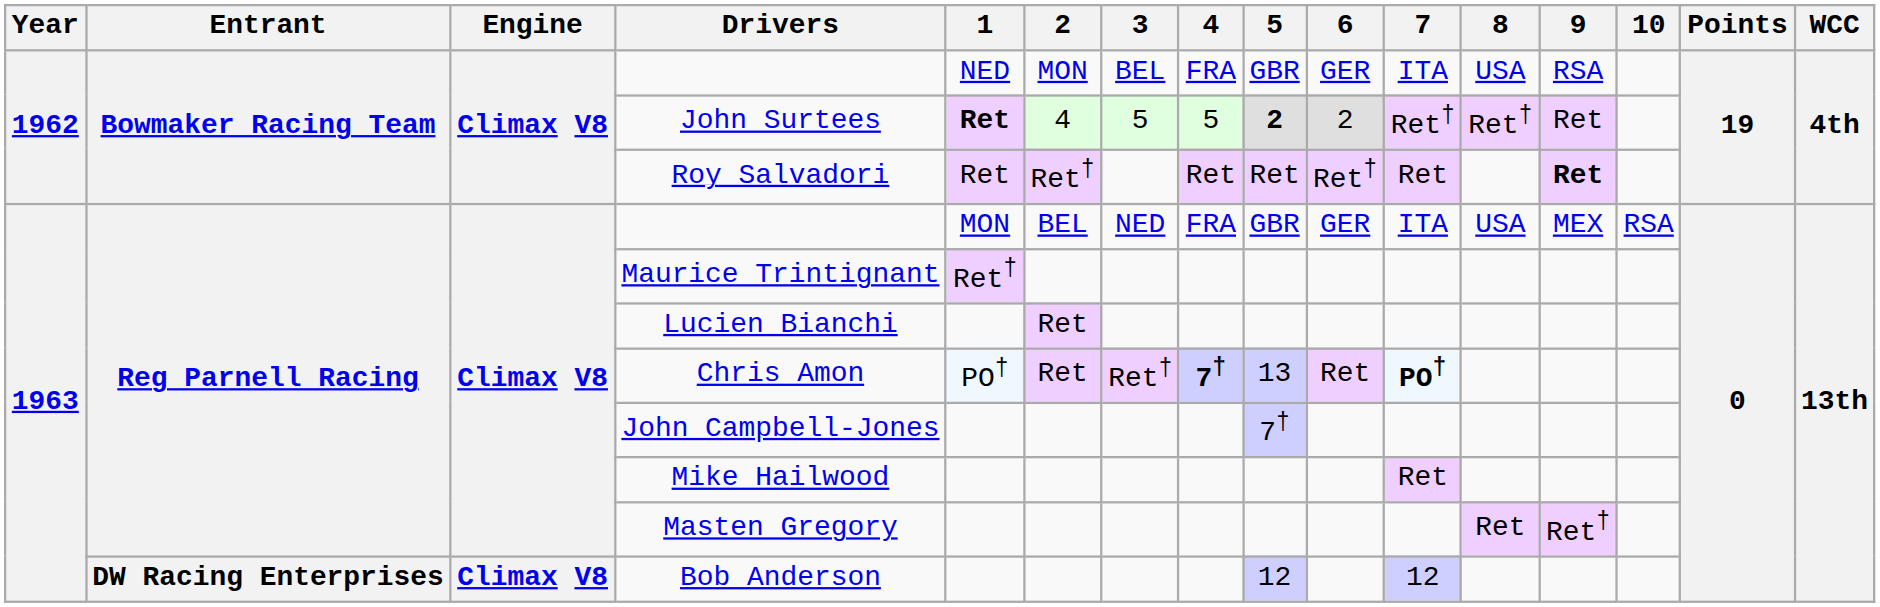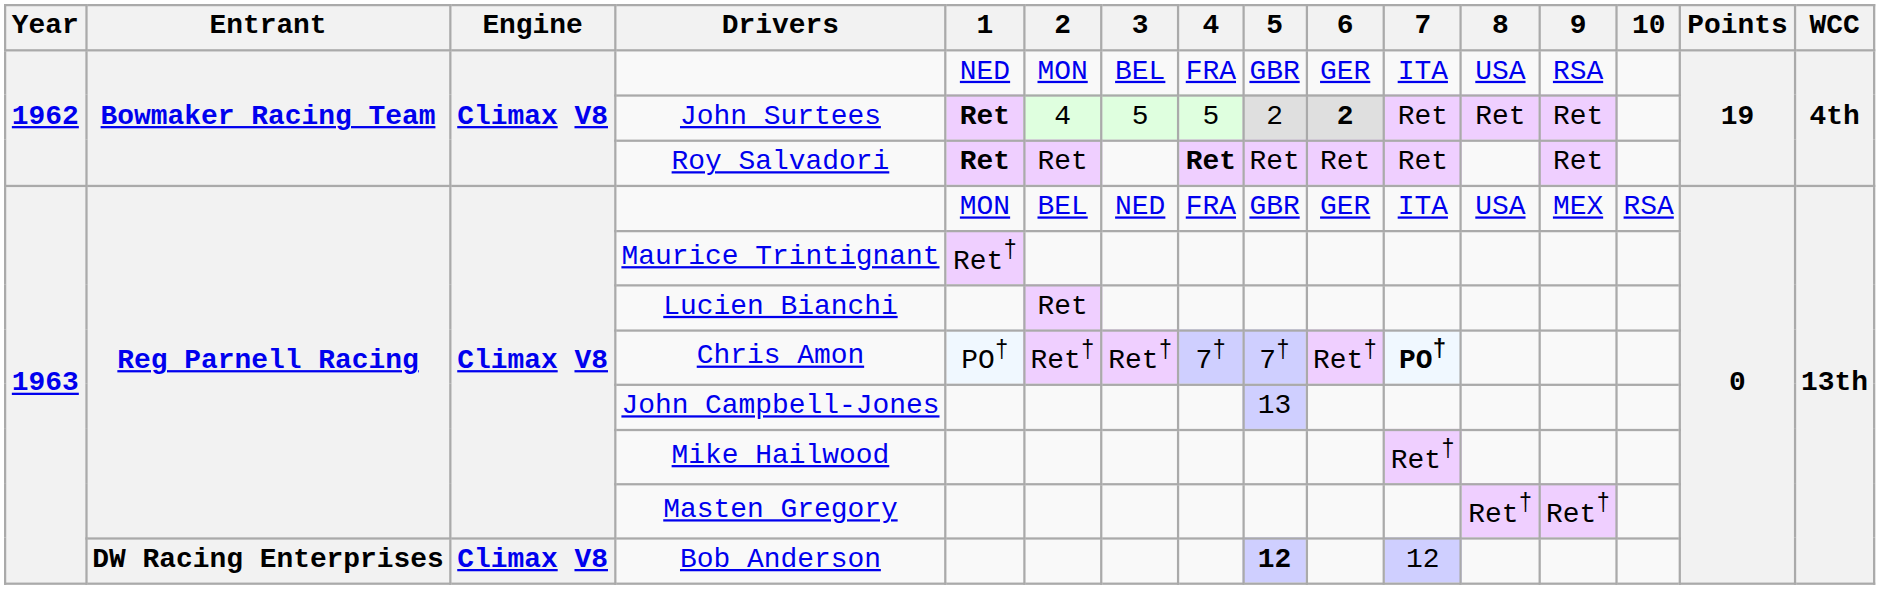(1275, 123) bold -> (1275, 118) normal
(1345, 123) normal -> (1345, 118) bold
(1423, 123) Ret† -> (1423, 118) Ret
(1500, 123) Ret† -> (1500, 118) Ret
(985, 177) normal -> (985, 163) bold
(1063, 177) Ret† -> (1063, 163) Ret
(1211, 177) normal -> (1211, 163) bold
(1345, 177) Ret† -> (1345, 163) Ret
(1578, 177) bold -> (1578, 163) normal
(1063, 376) Ret -> (1063, 357) Ret†
(1211, 376) bold -> (1211, 357) normal
(1275, 376) 13 -> (1275, 357) 7†
(1345, 376) Ret -> (1345, 357) Ret†
(1275, 430) 7† -> (1275, 407) 13
(1423, 480) Ret -> (1423, 457) Ret†
(1500, 530) Ret -> (1500, 511) Ret†
(1275, 579) normal -> (1275, 561) bold
